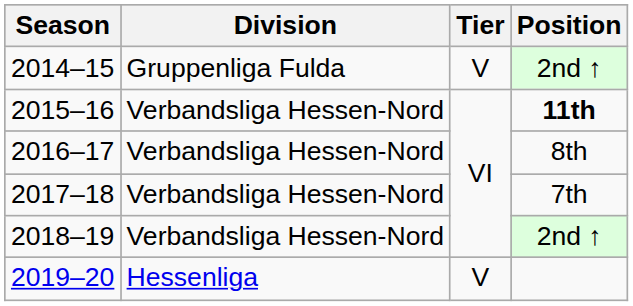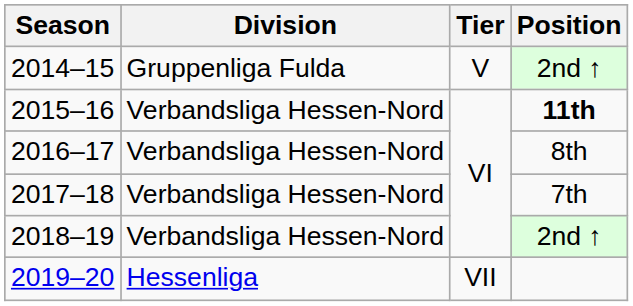(480, 278) V -> (480, 278) VII
